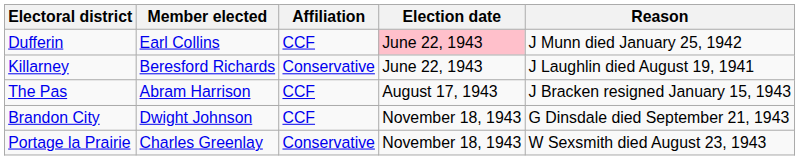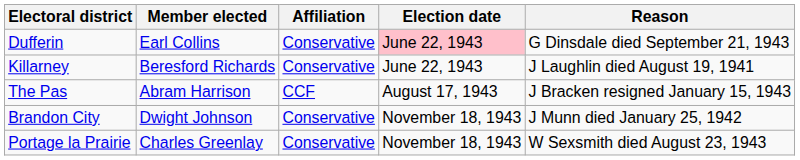(299, 42) CCF -> (329, 42) Conservative
(635, 42) J Munn died January 25, 1942 -> (659, 42) G Dinsdale died September 21, 1943
(299, 117) CCF -> (329, 117) Conservative
(659, 117) G Dinsdale died September 21, 1943 -> (635, 117) J Munn died January 25, 1942
